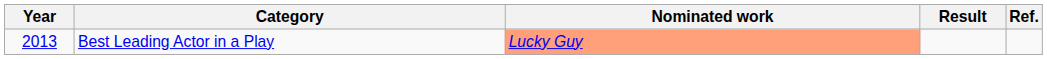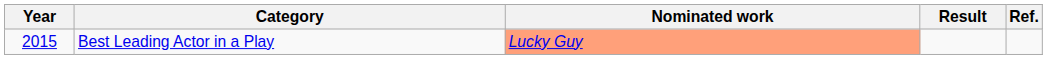(39, 41) 2013 -> (39, 41) 2015
